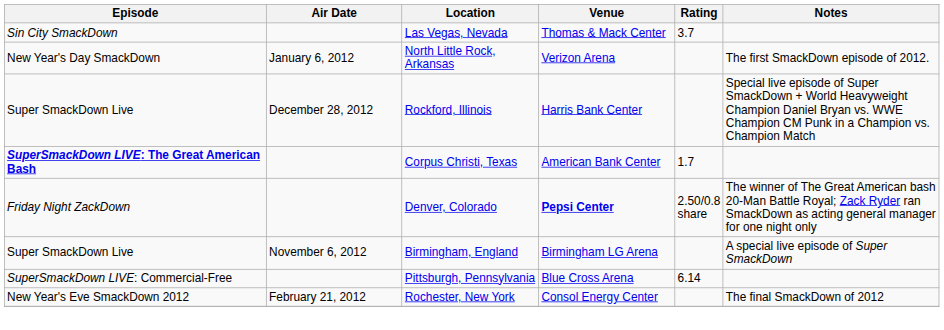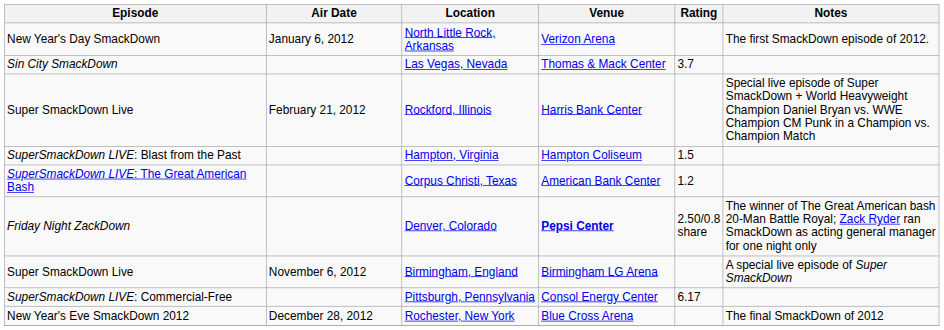rows swapped: (450, 58) <-> (456, 32)
(321, 110) December 28, 2012 -> (317, 110) February 21, 2012
+ row: (452, 155)
(134, 162) bold -> (127, 181) normal
(686, 162) 1.7 -> (686, 181) 1.2
(587, 278) Blue Cross Arena -> (599, 297) Consol Energy Center
(689, 278) 6.14 -> (689, 297) 6.17
(317, 297) February 21, 2012 -> (321, 316) December 28, 2012
(600, 297) Consol Energy Center -> (587, 316) Blue Cross Arena
